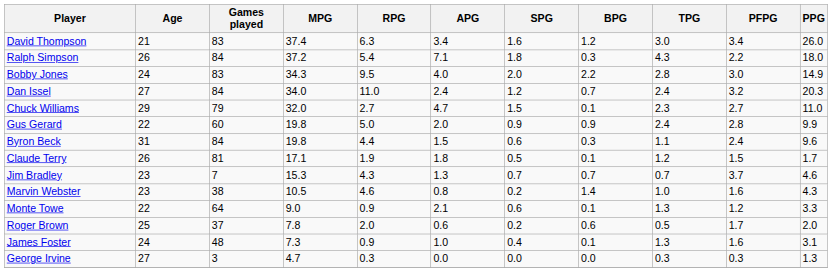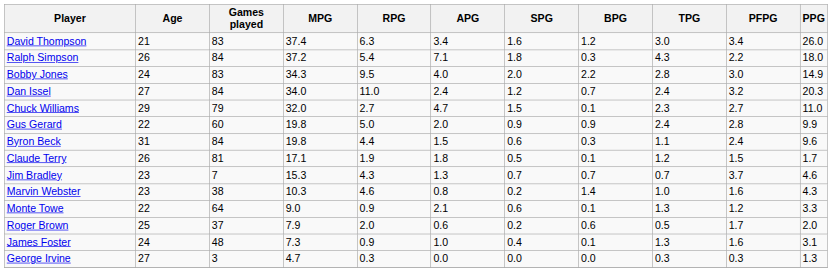(296, 192) 10.5 -> (296, 192) 10.3
(293, 225) 7.8 -> (293, 225) 7.9
